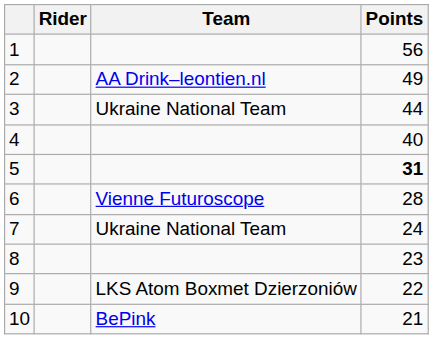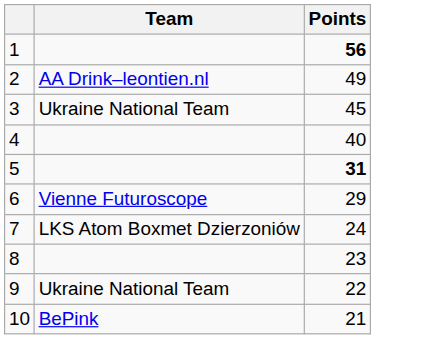- column: (63, 19)
(413, 49) normal -> (356, 49) bold
(413, 109) 44 -> (356, 109) 45
(413, 199) 28 -> (356, 199) 29
(191, 229) Ukraine National Team -> (169, 229) LKS Atom Boxmet Dzierzoniów
(226, 288) LKS Atom Boxmet Dzierzoniów -> (134, 288) Ukraine National Team
